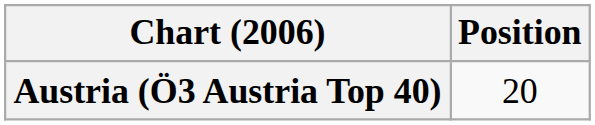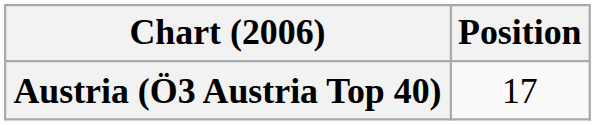(520, 89) 20 -> (520, 89) 17
